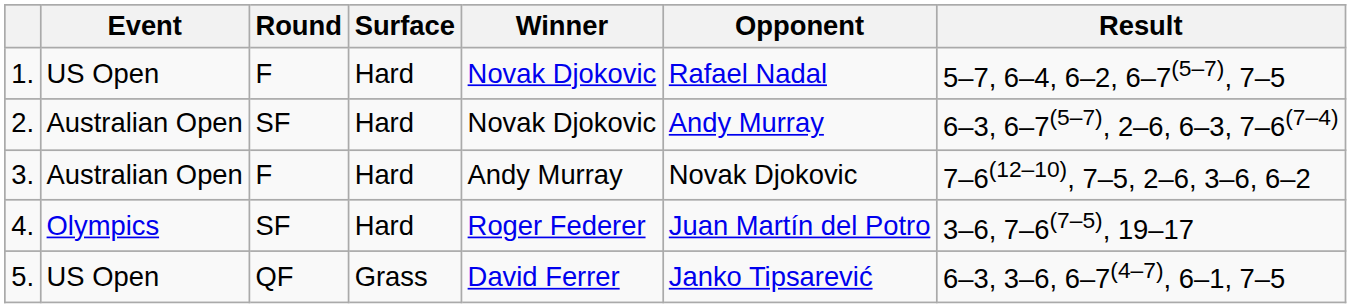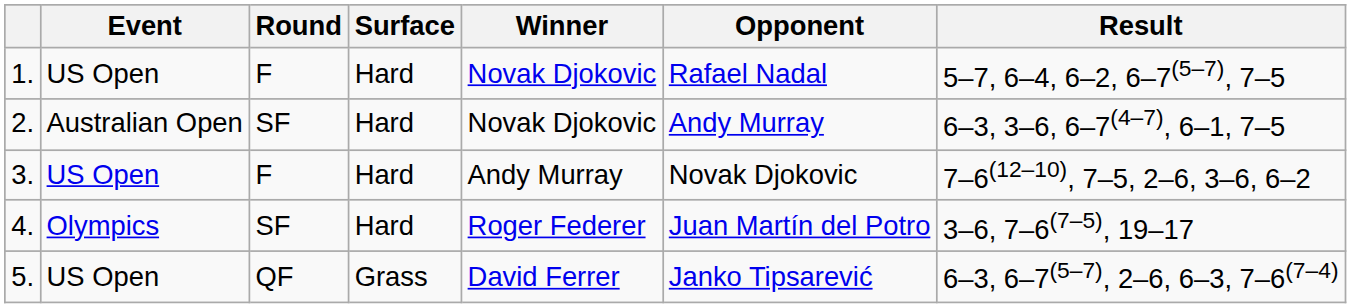(1141, 124) 6–3, 6–7(5–7), 2–6, 6–3, 7–6(7–4) -> (1114, 124) 6–3, 3–6, 6–7(4–7), 6–1, 7–5
(145, 174) Australian Open -> (103, 174) US Open
(1114, 276) 6–3, 3–6, 6–7(4–7), 6–1, 7–5 -> (1141, 276) 6–3, 6–7(5–7), 2–6, 6–3, 7–6(7–4)
